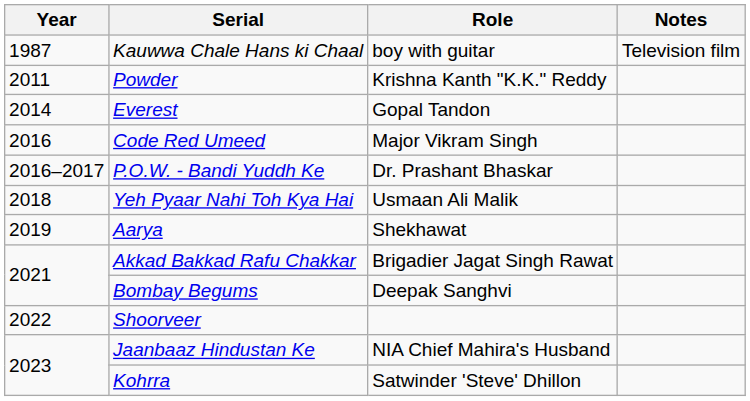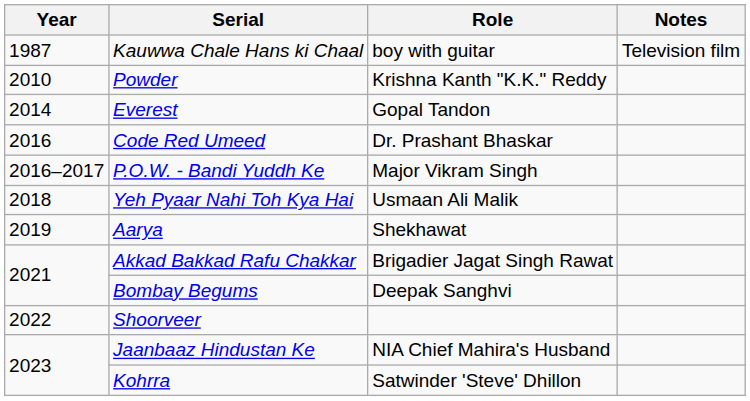(30, 80) 2011 -> (30, 80) 2010
(455, 140) Major Vikram Singh -> (463, 140) Dr. Prashant Bhaskar
(463, 170) Dr. Prashant Bhaskar -> (455, 170) Major Vikram Singh
